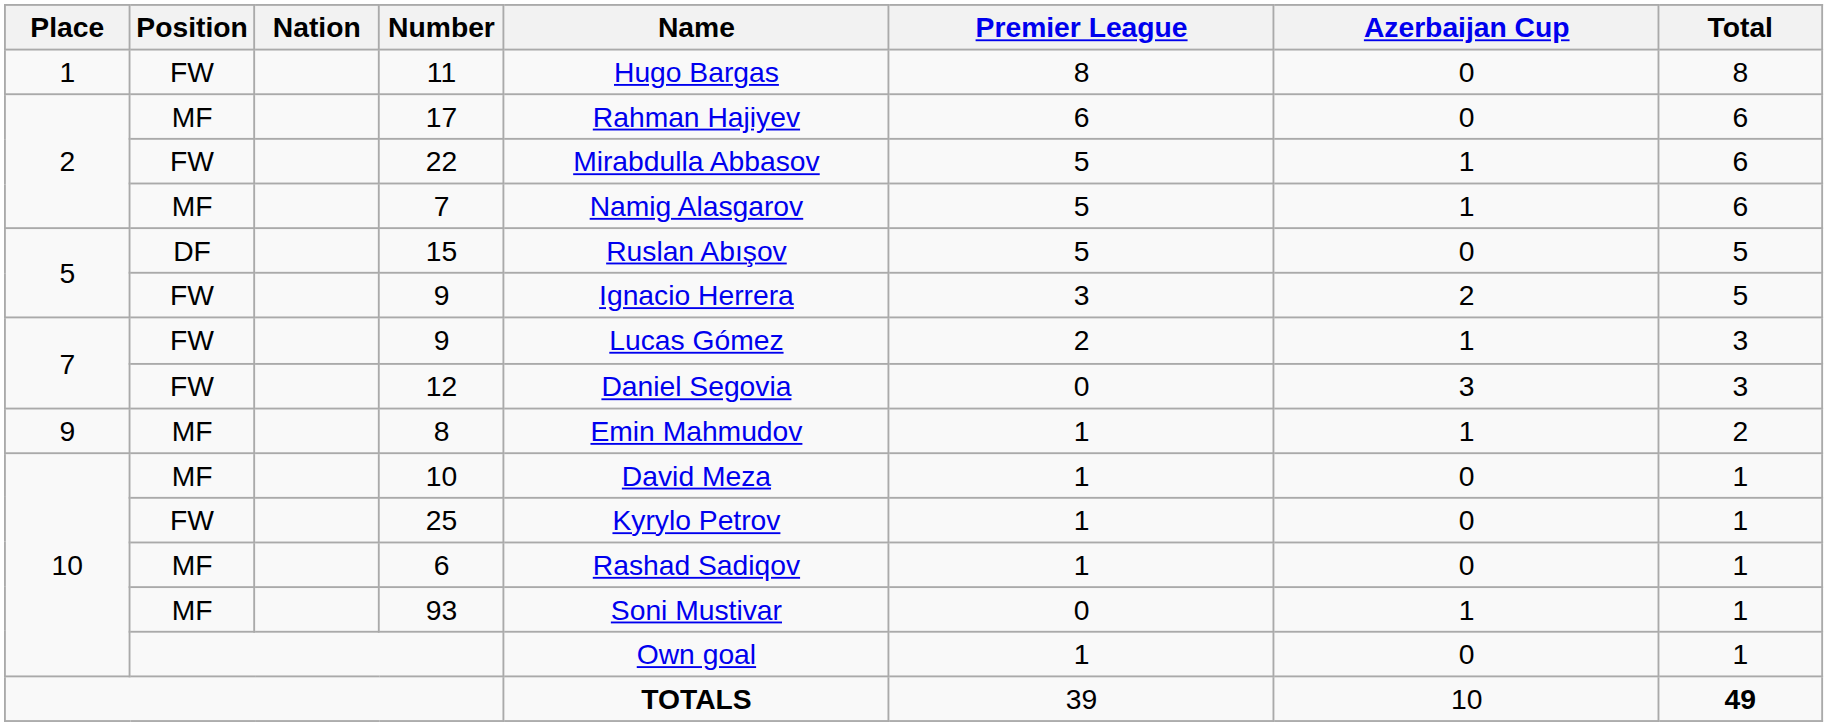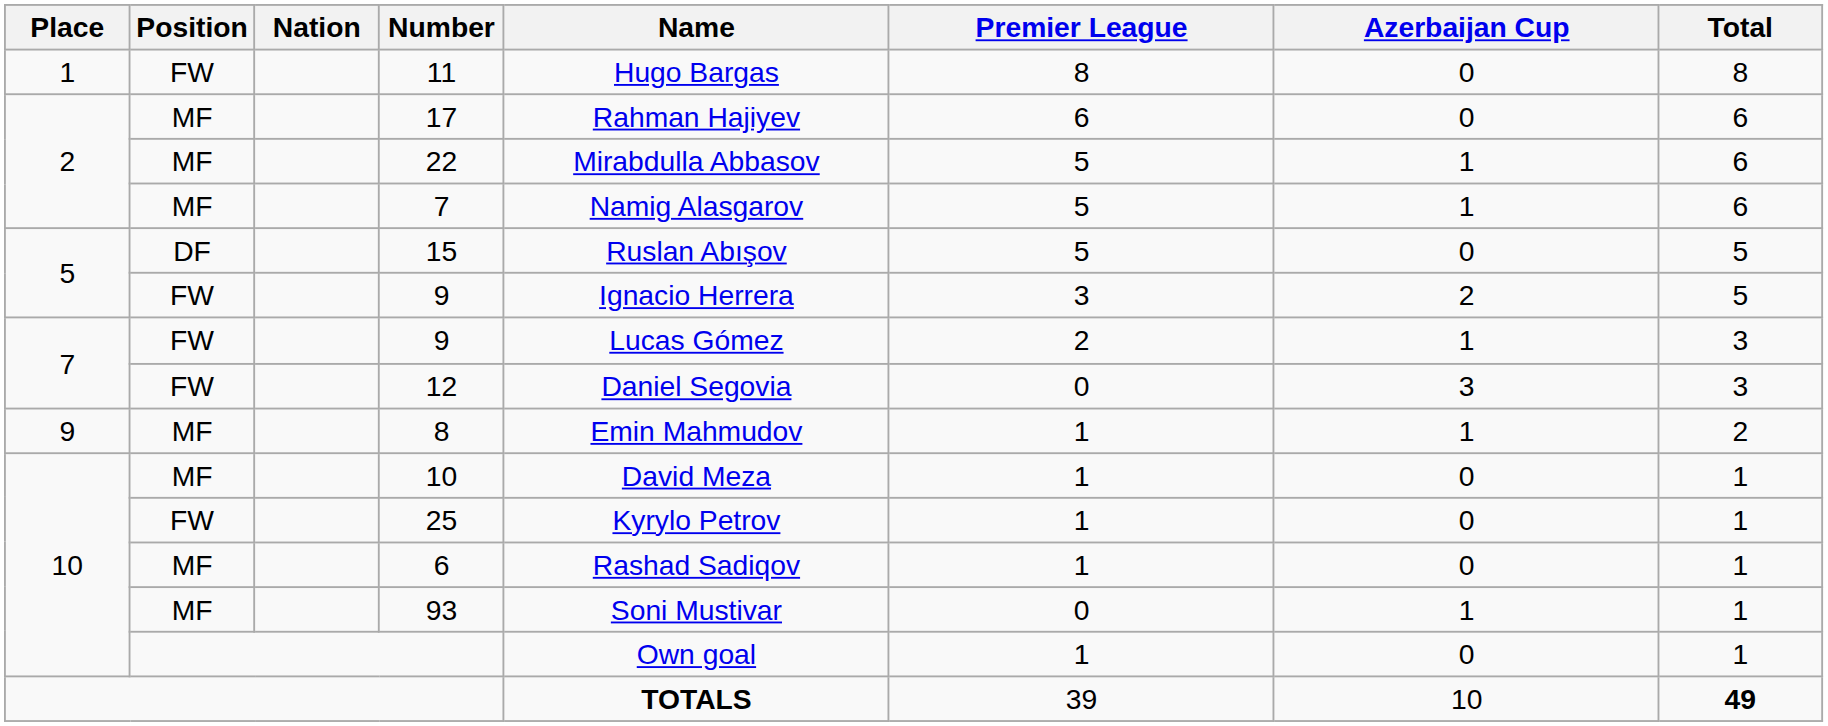(192, 162) FW -> (192, 162) MF
